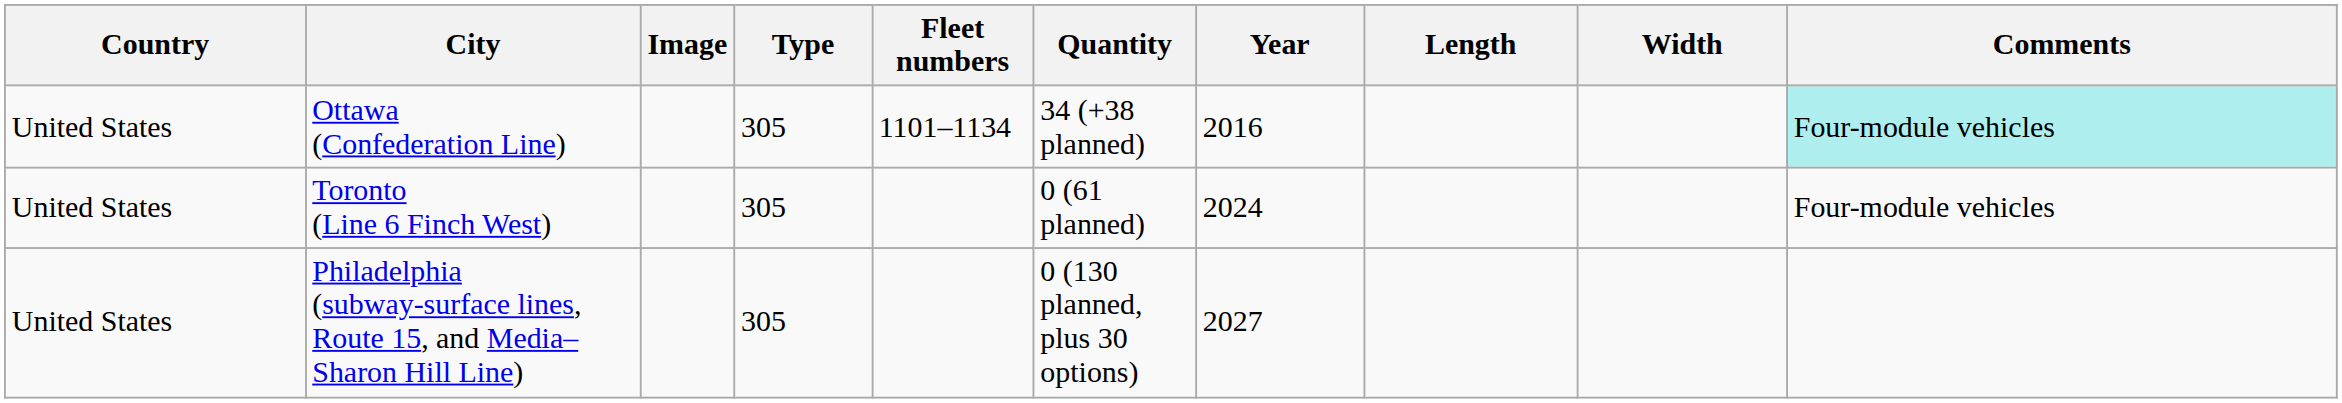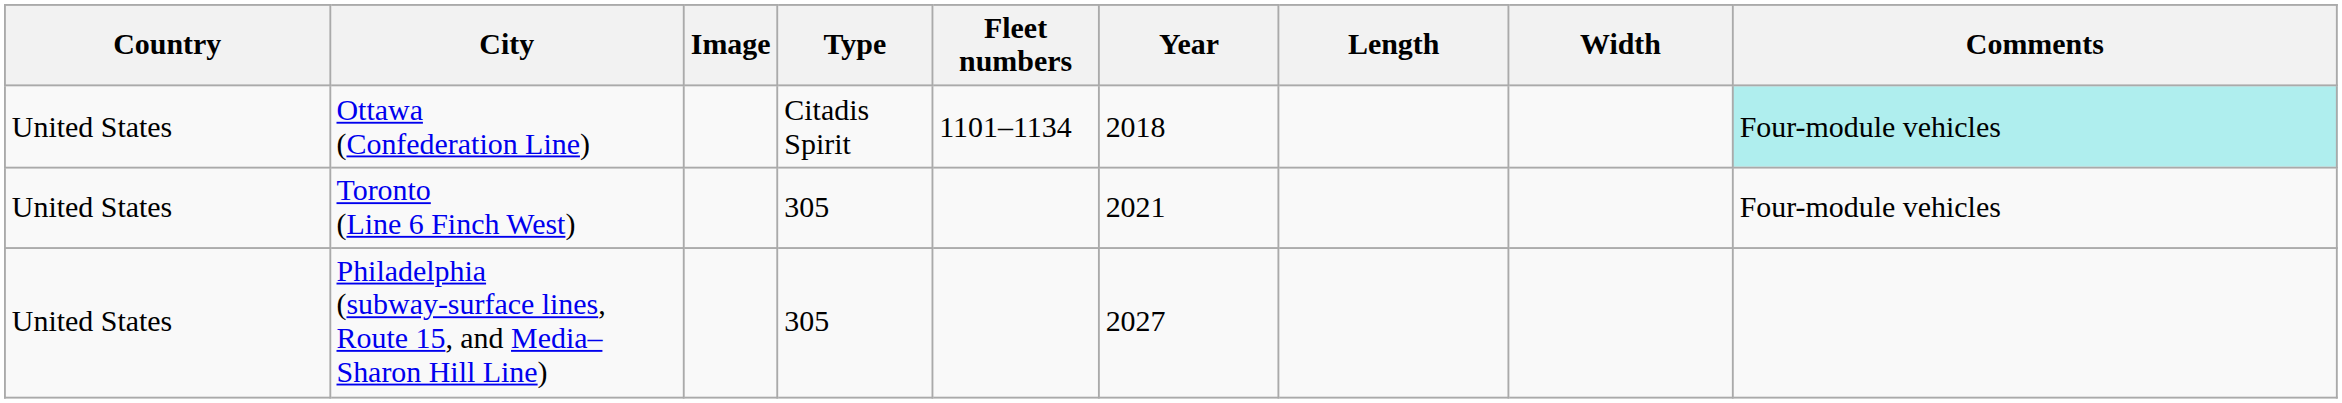- column: (1115, 45)
(763, 126) 305 -> (827, 126) Citadis Spirit
(1233, 126) 2016 -> (1136, 126) 2018
(1233, 207) 2024 -> (1136, 207) 2021
